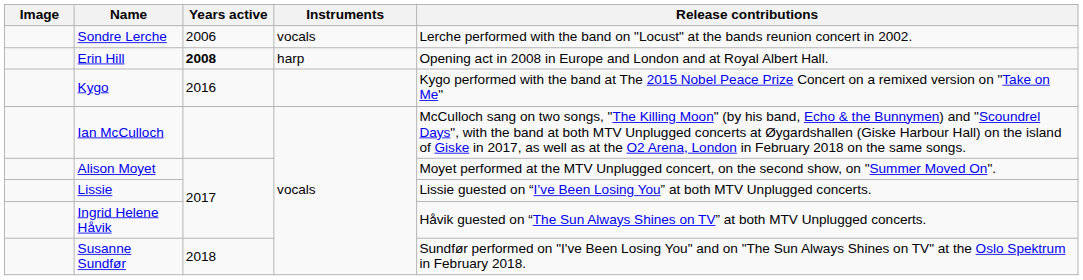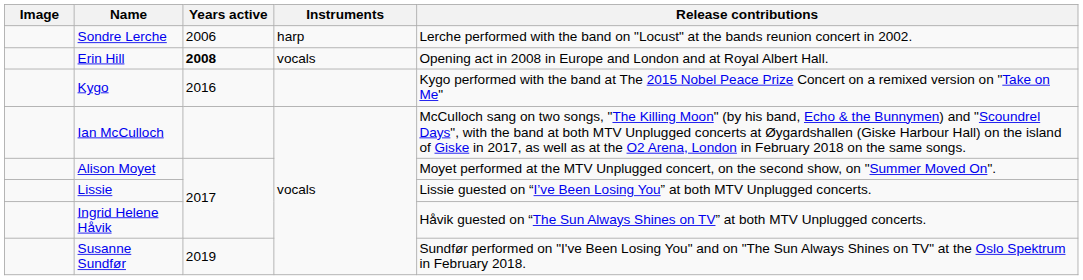(296, 36) vocals -> (291, 36) harp
(291, 58) harp -> (296, 58) vocals
(201, 256) 2018 -> (201, 256) 2019
